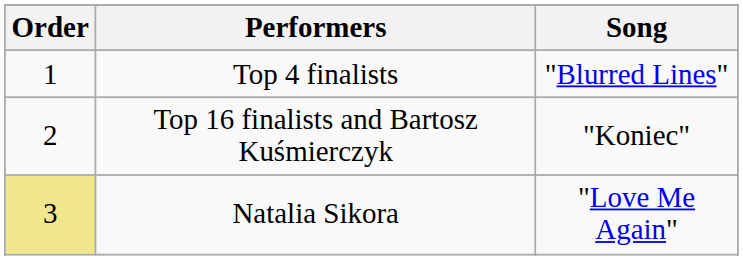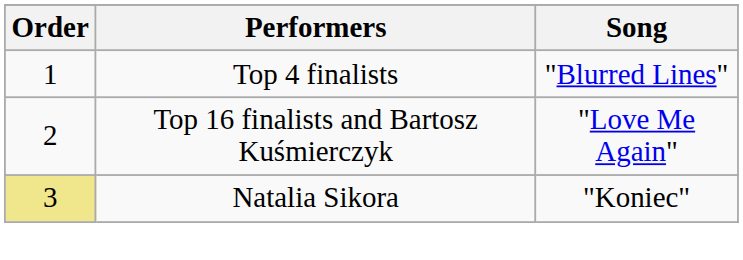(637, 135) "Koniec" -> (637, 135) "Love Me Again"
(637, 214) "Love Me Again" -> (637, 197) "Koniec"
